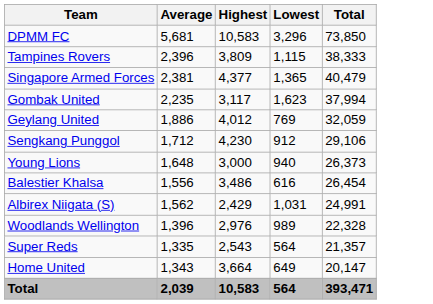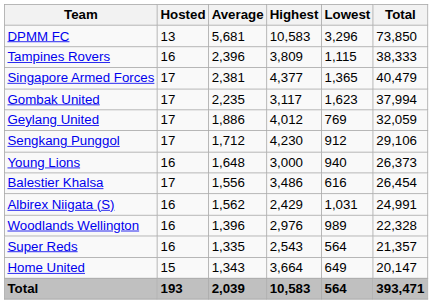+ column: (183, 15)
